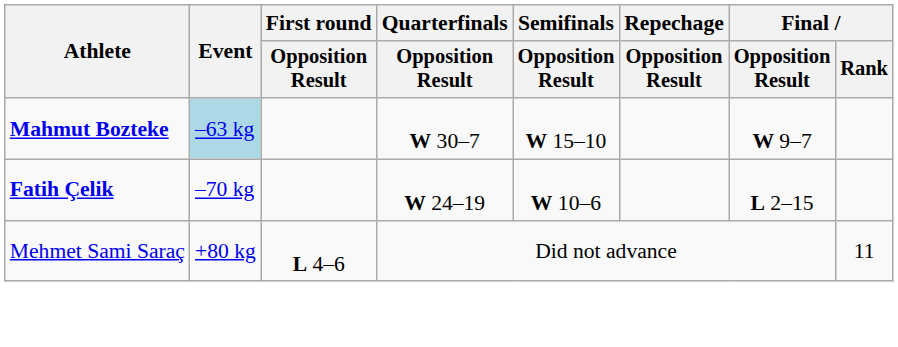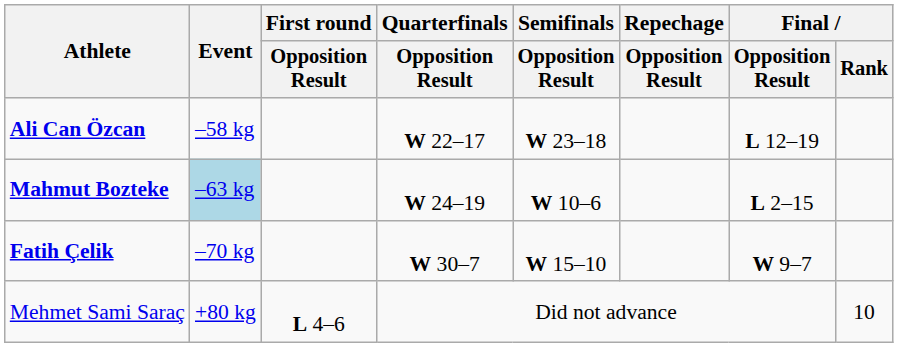+ row: (78, 128)
(445, 141) W 30–7 -> (445, 202) W 24–19
(566, 141) W 15–10 -> (566, 202) W 10–6
(782, 141) W 9–7 -> (782, 202) L 2–15
(445, 202) W 24–19 -> (445, 263) W 30–7
(566, 202) W 10–6 -> (566, 263) W 15–10
(782, 202) L 2–15 -> (782, 263) W 9–7
(864, 251) 11 -> (864, 312) 10
